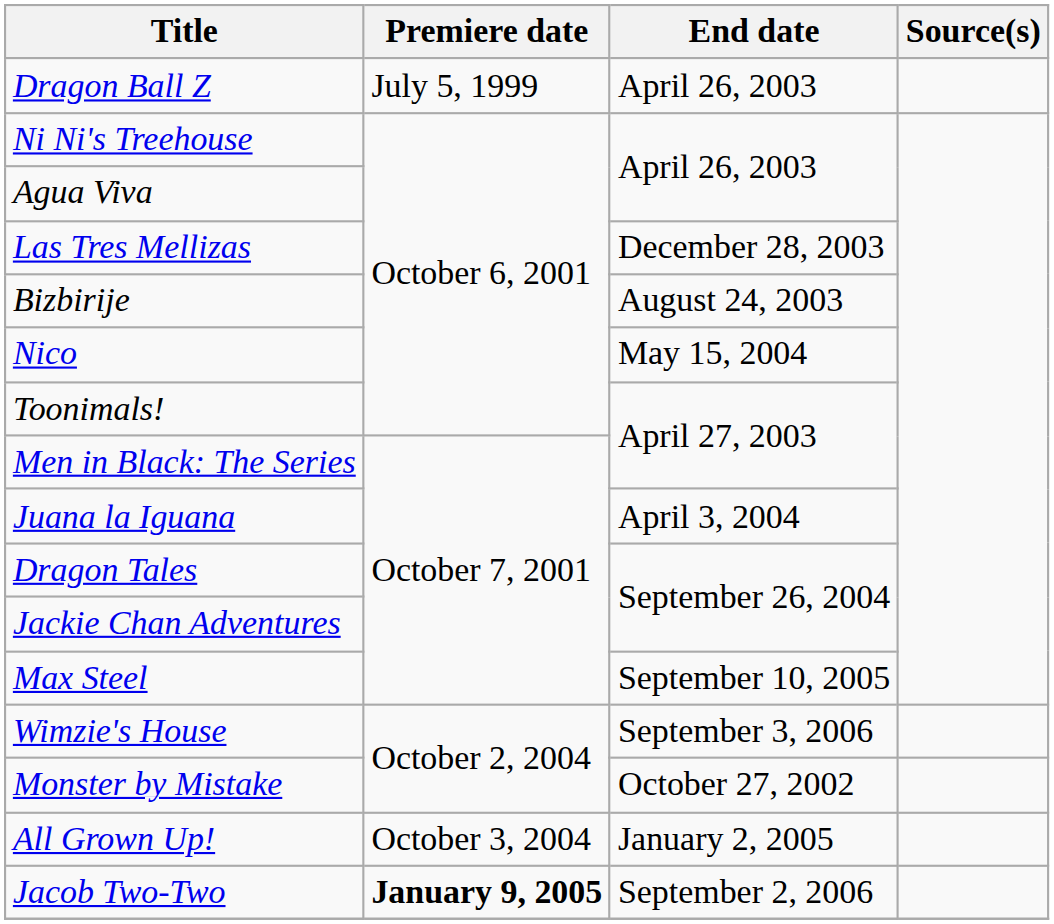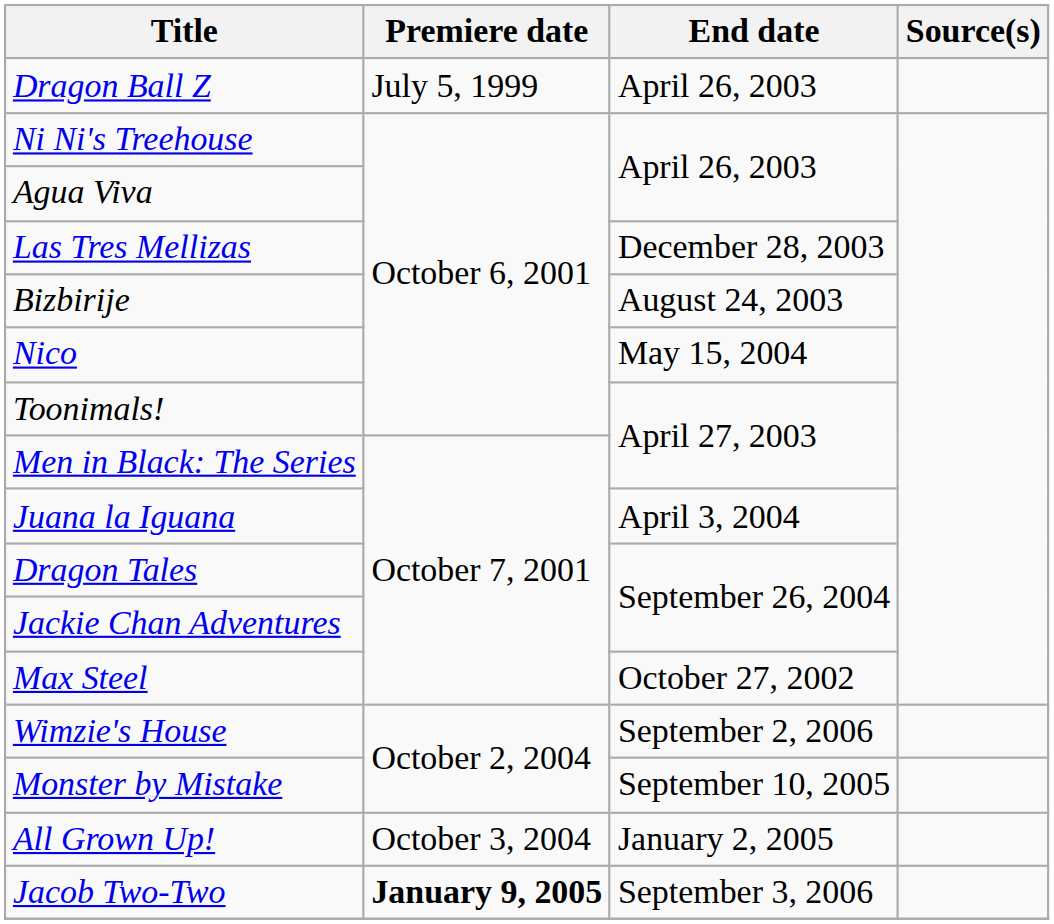(754, 676) September 10, 2005 -> (736, 676) October 27, 2002
(746, 730) September 3, 2006 -> (746, 730) September 2, 2006
(736, 784) October 27, 2002 -> (754, 784) September 10, 2005
(746, 892) September 2, 2006 -> (746, 892) September 3, 2006
